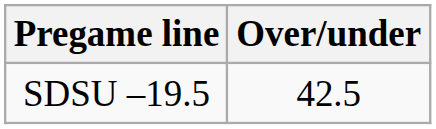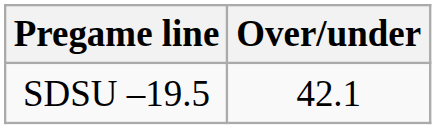(329, 92) 42.5 -> (329, 92) 42.1
